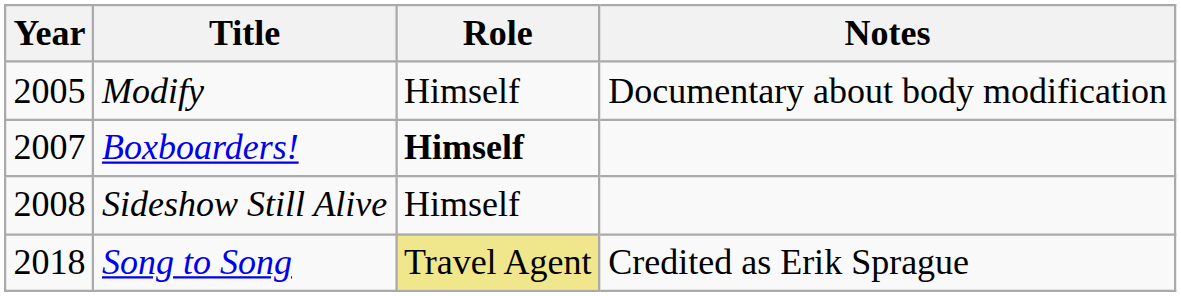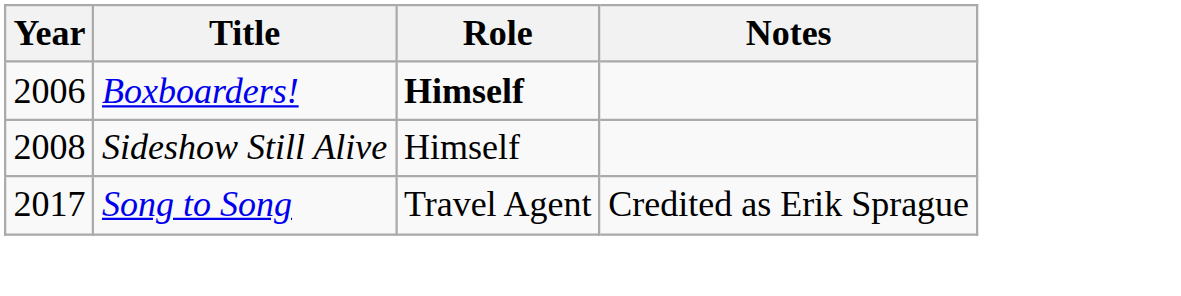- row: (153, 90)
(49, 147) 2007 -> (49, 90) 2006
(49, 261) 2018 -> (49, 204) 2017
(498, 261) khaki background -> (498, 204) no background
